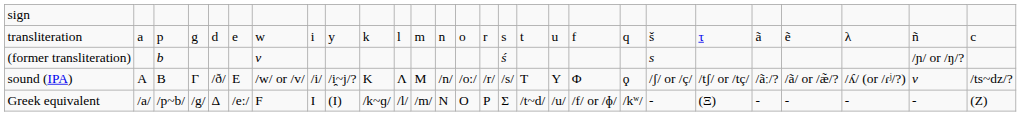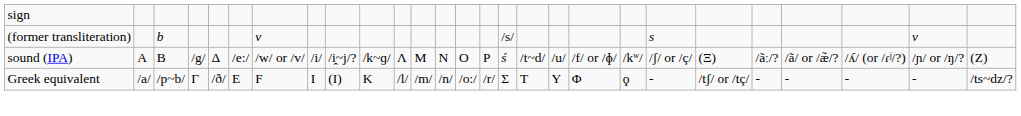- row: (45, 36)
(504, 57) ś -> (508, 36) /s/
(938, 57) /ɲ/ or /ŋ/? -> (915, 36) ν
(195, 79) Γ -> (198, 57) /g/
(219, 79) /ð/ -> (216, 57) Δ
(236, 79) Ε -> (241, 57) /e:/
(367, 79) Κ -> (377, 57) /k~ɡ/
(446, 79) /n/ -> (443, 57) Ν
(468, 79) /o:/ -> (464, 57) Ο
(489, 79) /r/ -> (487, 57) Ρ
(508, 79) /s/ -> (504, 57) ś
(524, 79) Τ -> (533, 57) /t~d/
(556, 79) Υ -> (559, 57) /u/
(577, 79) Φ -> (594, 57) /f/ or /ɸ/
(626, 79) ϙ -> (633, 57) /kʷ/
(724, 79) /tʃ/ or /tç/ -> (707, 57) (Ξ)
(915, 79) ν -> (938, 57) /ɲ/ or /ŋ/?
(992, 79) /ts~dz/? -> (979, 57) (Ζ)
(198, 100) /g/ -> (195, 79) Γ
(216, 100) Δ -> (219, 79) /ð/
(241, 100) /e:/ -> (236, 79) Ε
(377, 100) /k~ɡ/ -> (367, 79) Κ
(443, 100) Ν -> (446, 79) /n/
(464, 100) Ο -> (468, 79) /o:/
(487, 100) Ρ -> (489, 79) /r/
(533, 100) /t~d/ -> (524, 79) Τ
(559, 100) /u/ -> (556, 79) Υ
(594, 100) /f/ or /ɸ/ -> (577, 79) Φ
(633, 100) /kʷ/ -> (626, 79) ϙ
(707, 100) (Ξ) -> (724, 79) /tʃ/ or /tç/
(979, 100) (Ζ) -> (992, 79) /ts~dz/?
